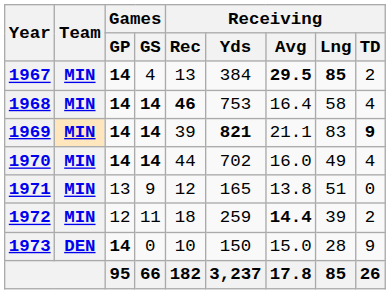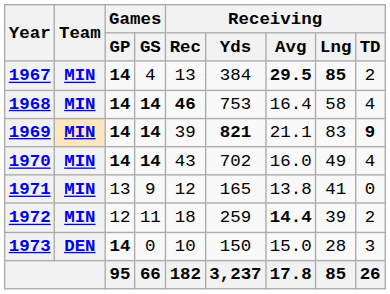(185, 161) 44 -> (185, 161) 43
(336, 189) 51 -> (336, 189) 41
(370, 246) 9 -> (370, 246) 3
